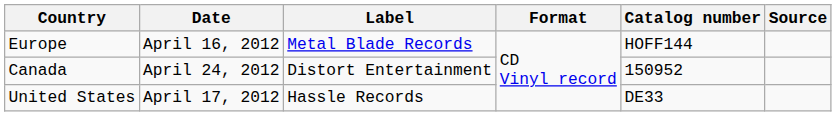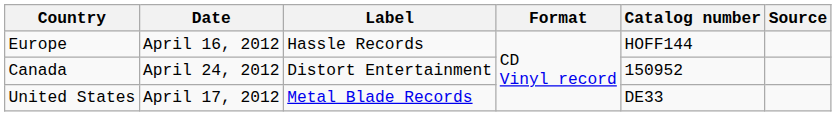(380, 44) Metal Blade Records -> (356, 44) Hassle Records
(356, 97) Hassle Records -> (380, 97) Metal Blade Records
